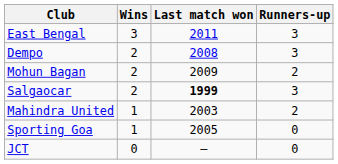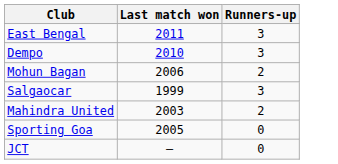- column: (134, 14)
(204, 53) 2008 -> (170, 53) 2010
(204, 72) 2009 -> (170, 72) 2006
(204, 91) bold -> (170, 91) normal
